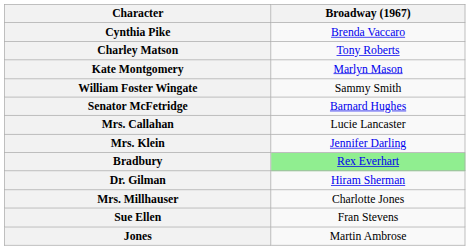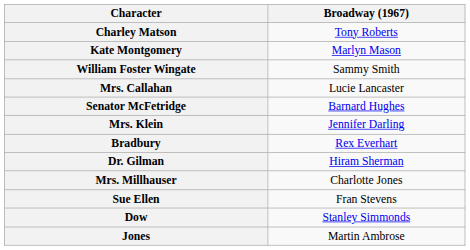- row: (138, 32)
rows swapped: (138, 106) <-> (138, 124)
(368, 161) lightgreen background -> (366, 143) no background
+ row: (136, 217)
